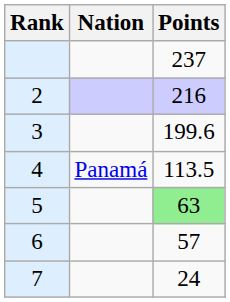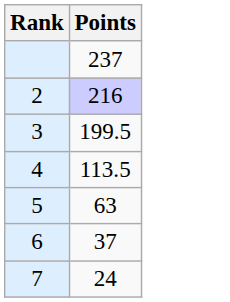- column: (111, 22)
(189, 132) 199.6 -> (105, 132) 199.5
(189, 205) lightgreen background -> (105, 205) no background
(189, 242) 57 -> (105, 242) 37
